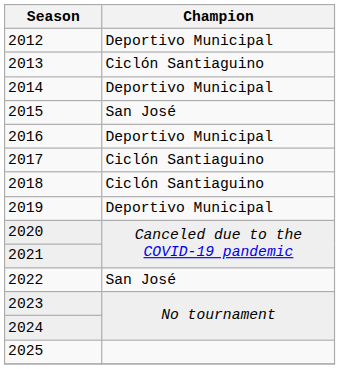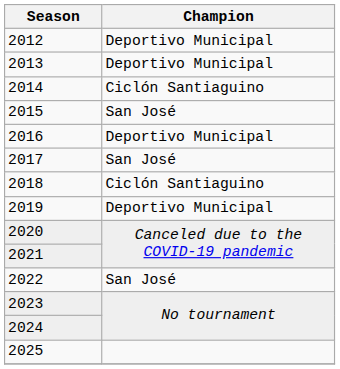(185, 64) Ciclón Santiaguino -> (189, 64) Deportivo Municipal
(189, 88) Deportivo Municipal -> (185, 88) Ciclón Santiaguino
(185, 160) Ciclón Santiaguino -> (141, 160) San José
